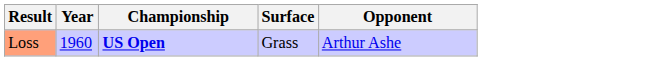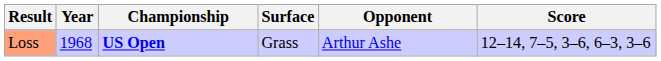+ column: (567, 17)
(76, 42) 1960 -> (76, 42) 1968
